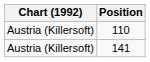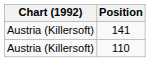rows swapped: (121, 30) <-> (121, 48)
